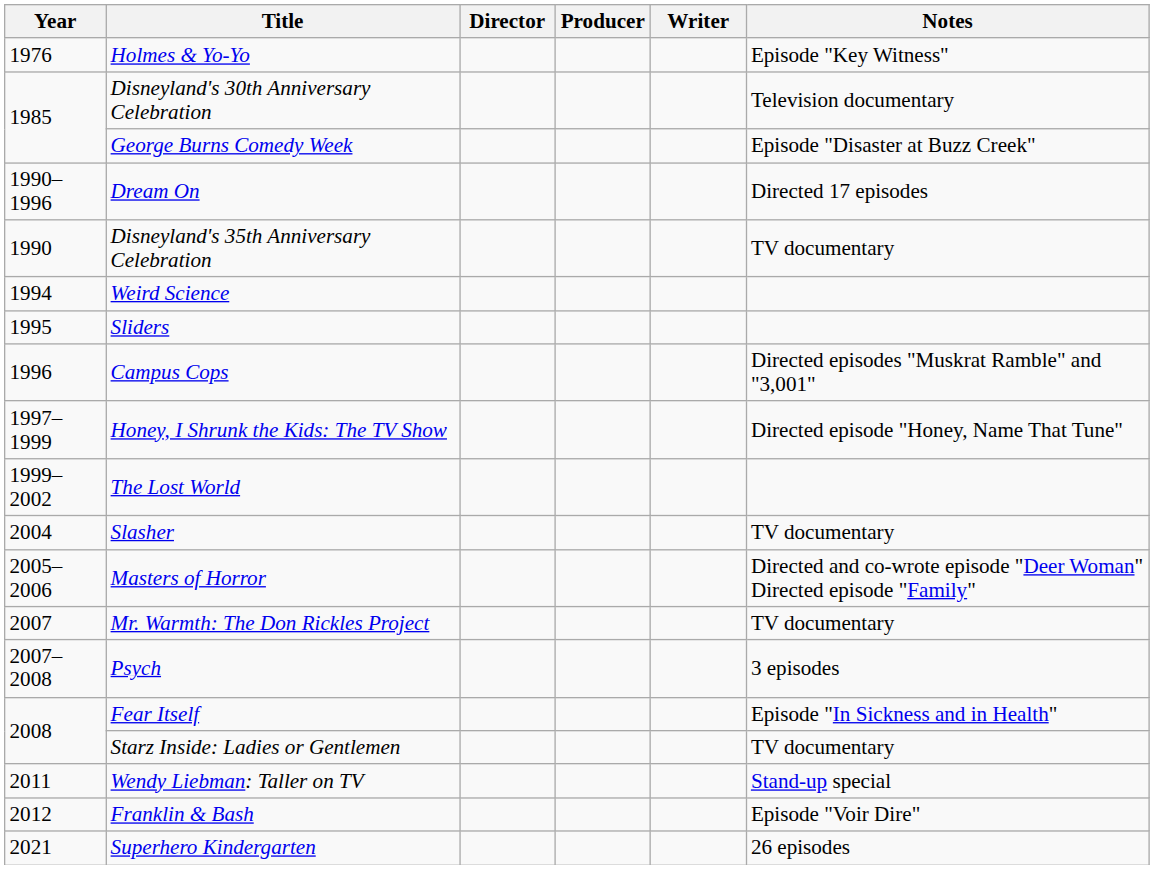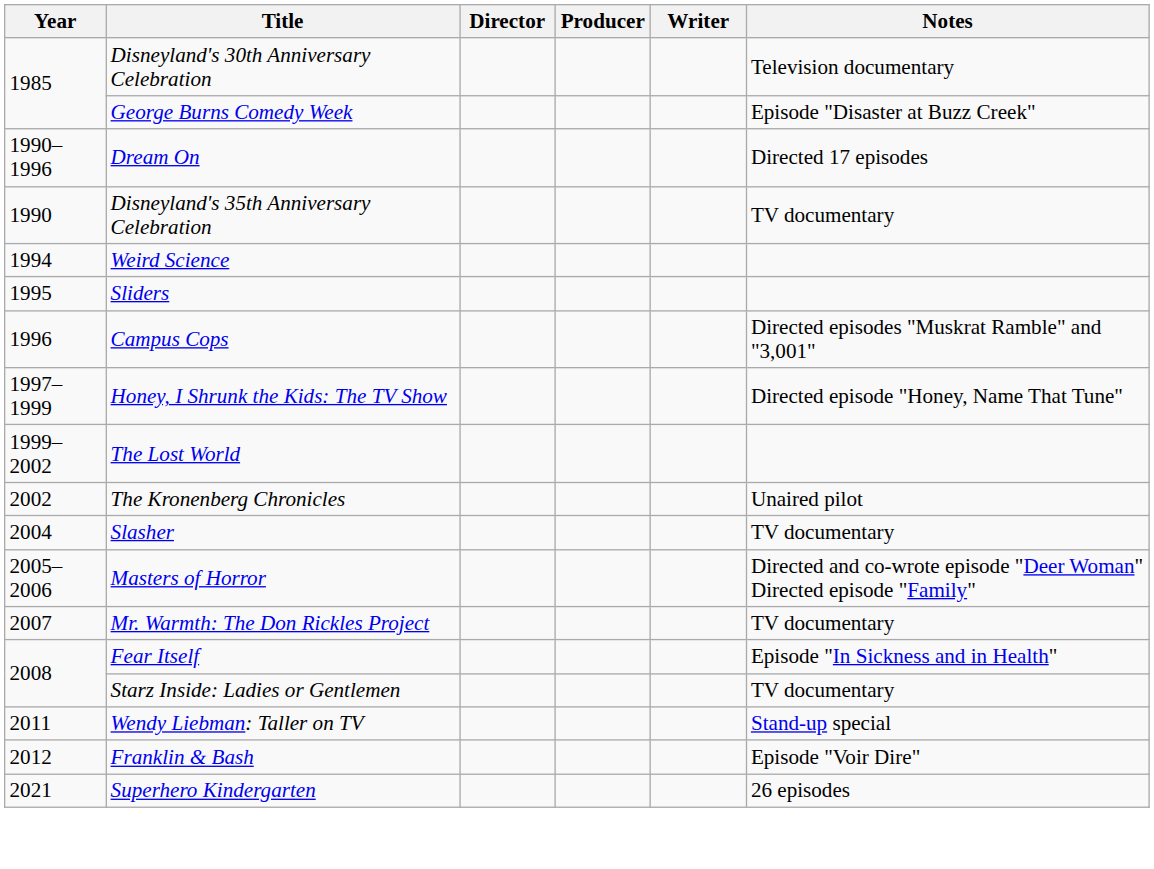- row: (180, 54)
+ row: (228, 498)
- row: (136, 668)
